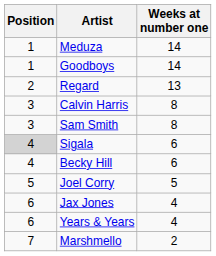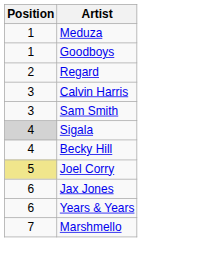- column: (174, 20)
(31, 182) no background -> (31, 168) khaki background
